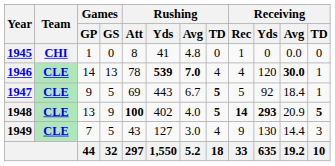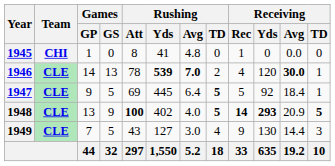(217, 72) 4 -> (217, 72) 2
(163, 92) 443 -> (163, 92) 445
(193, 92) 6.7 -> (193, 92) 6.4
